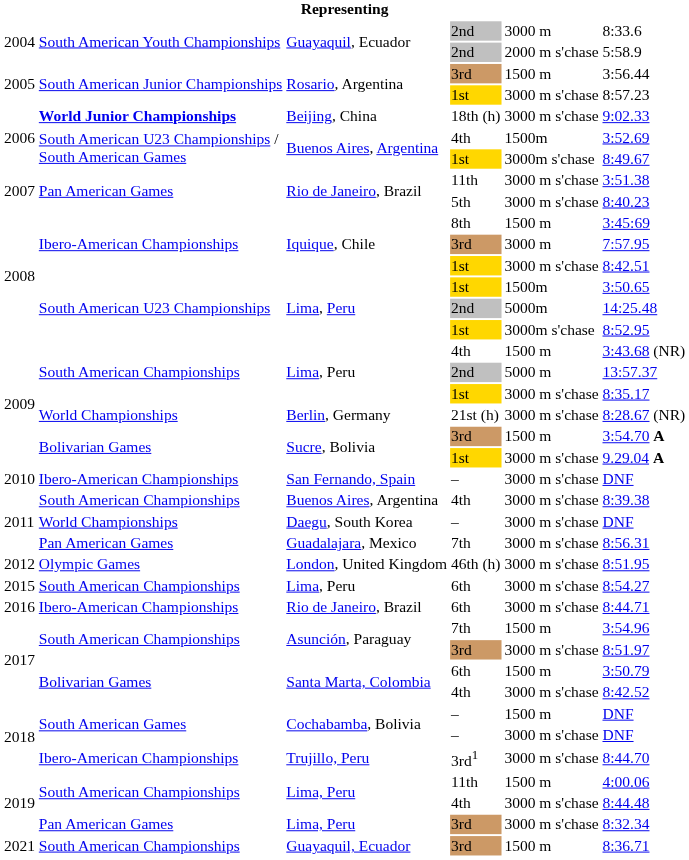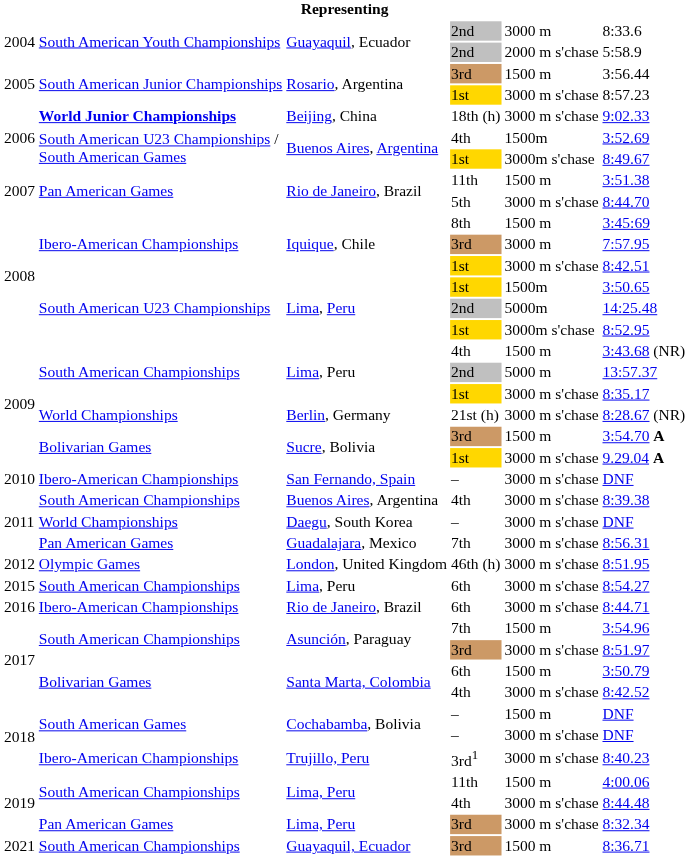(552, 180) 3000 m s'chase -> (528, 180) 1500 m
(626, 201) 8:40.23 -> (626, 201) 8:44.70
(626, 758) 8:44.70 -> (626, 758) 8:40.23
